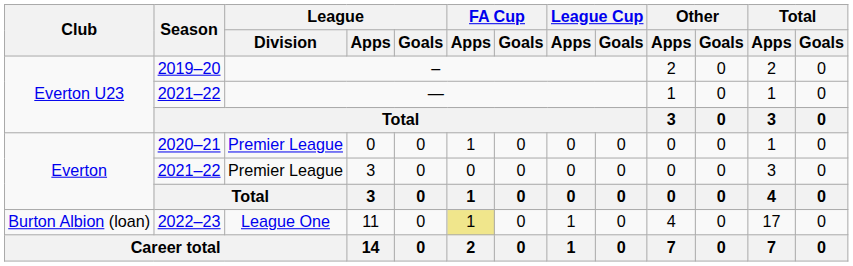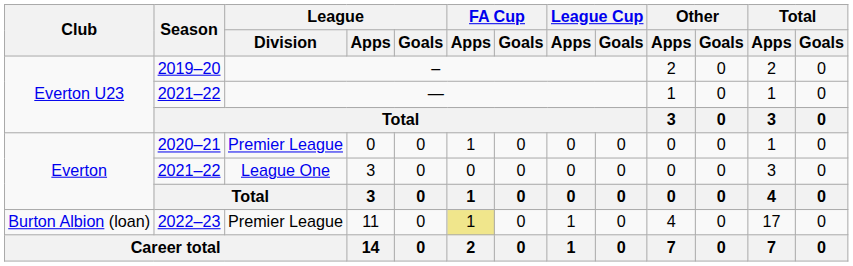(285, 171) Premier League -> (285, 171) League One
(285, 222) League One -> (285, 222) Premier League
